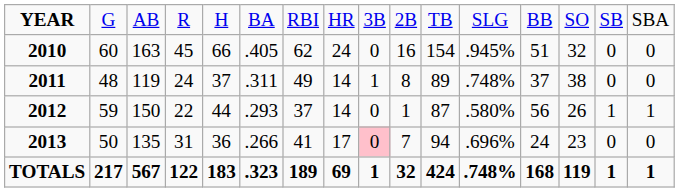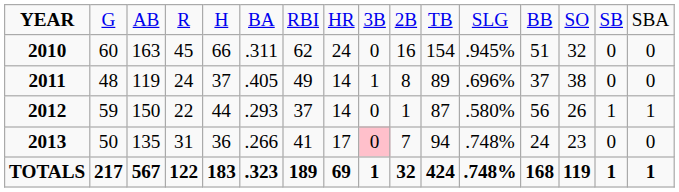(261, 50) .405 -> (261, 50) .311
(261, 80) .311 -> (261, 80) .405
(490, 80) .748% -> (490, 80) .696%
(490, 141) .696% -> (490, 141) .748%
